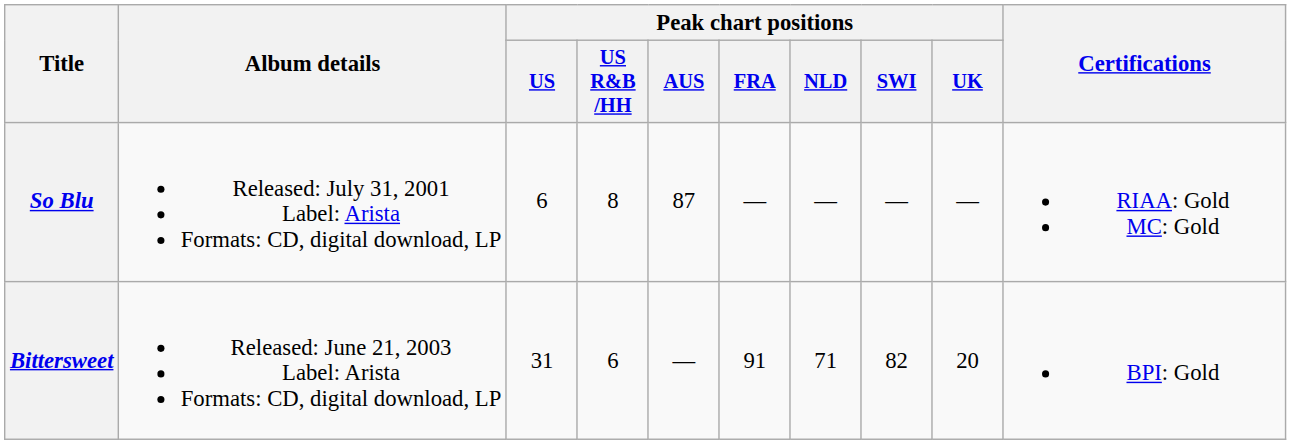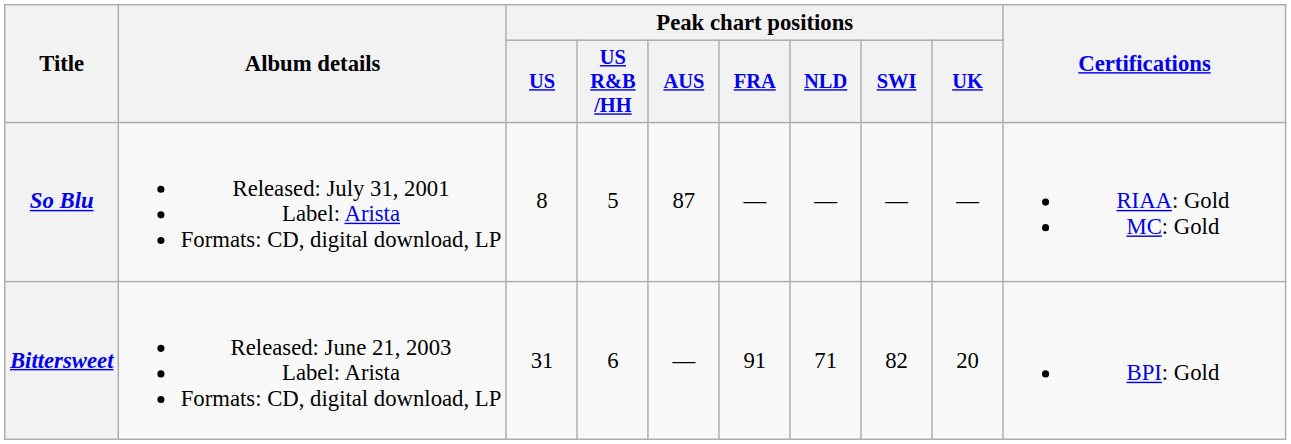(542, 201) 6 -> (542, 201) 8
(613, 201) 8 -> (613, 201) 5
